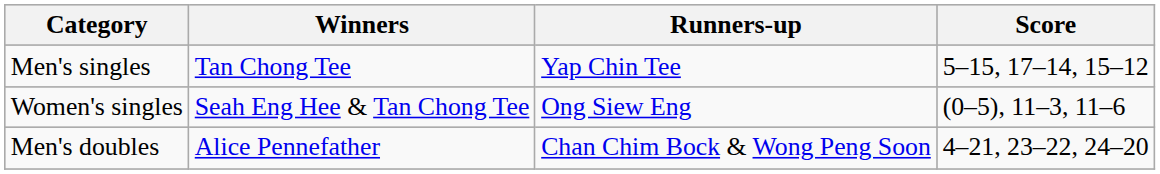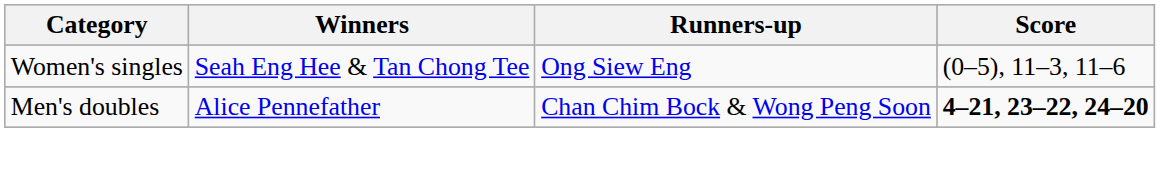- row: (81, 65)
(1046, 147) normal -> (1046, 106) bold
